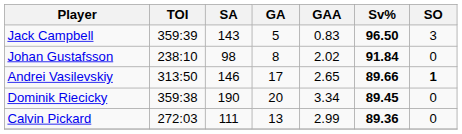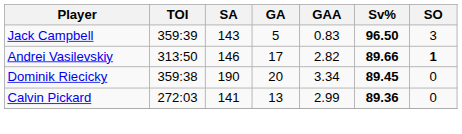- row: (60, 56)
(327, 77) 2.65 -> (327, 56) 2.82
(229, 118) 111 -> (229, 98) 141
